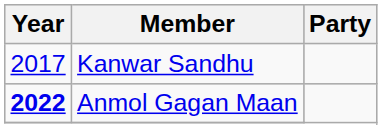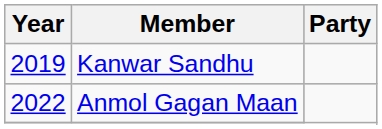(38, 63) 2017 -> (38, 63) 2019
(38, 102) bold -> (38, 102) normal
